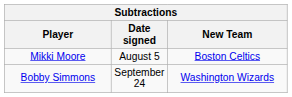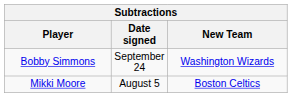rows swapped: (58, 56) <-> (58, 78)
